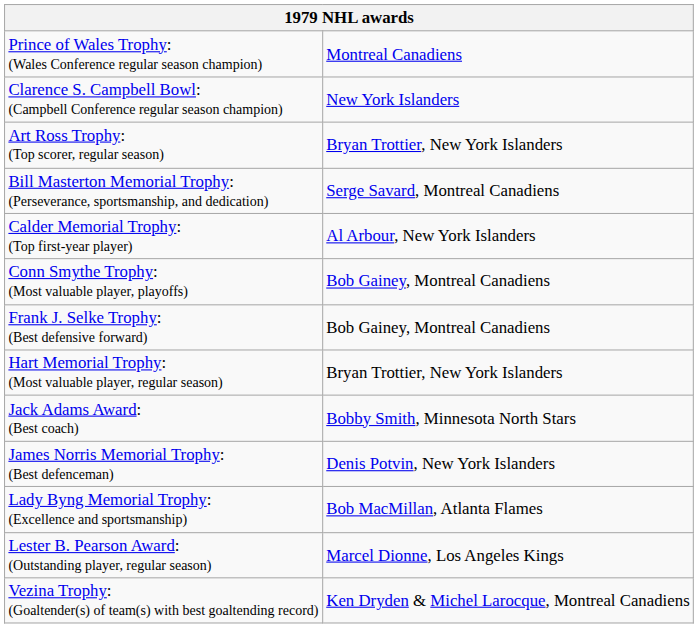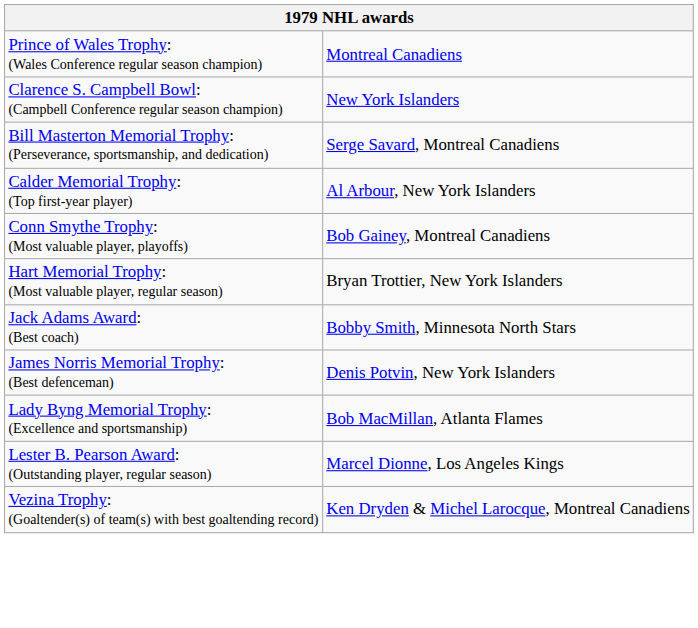- row: (86, 145)
- row: (85, 327)
